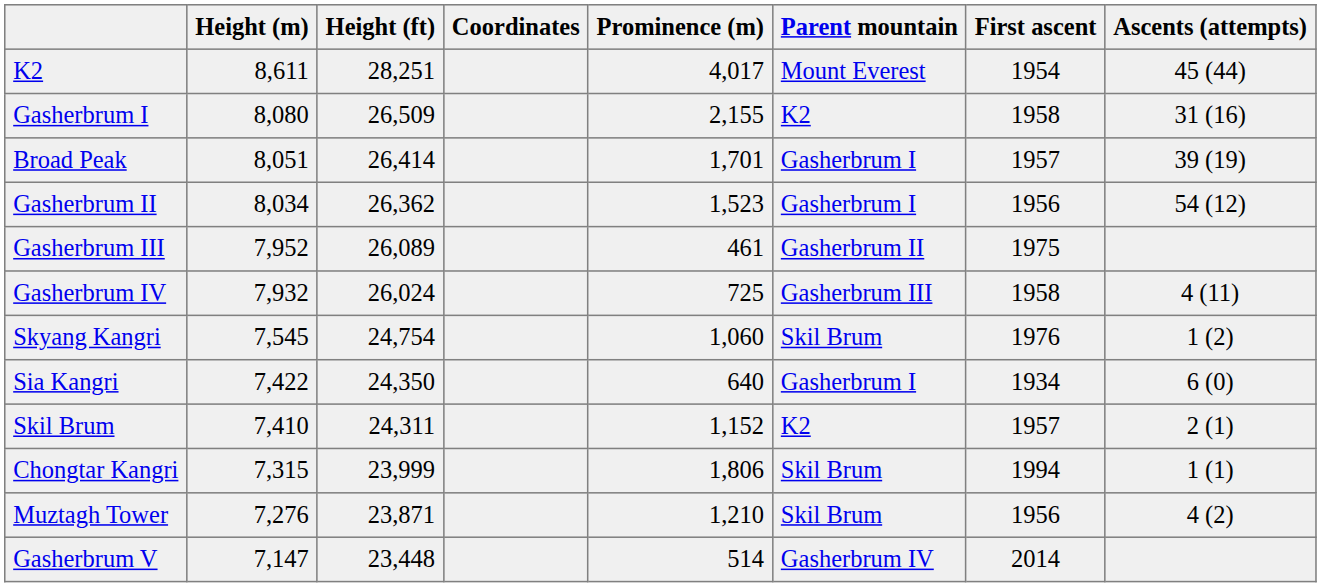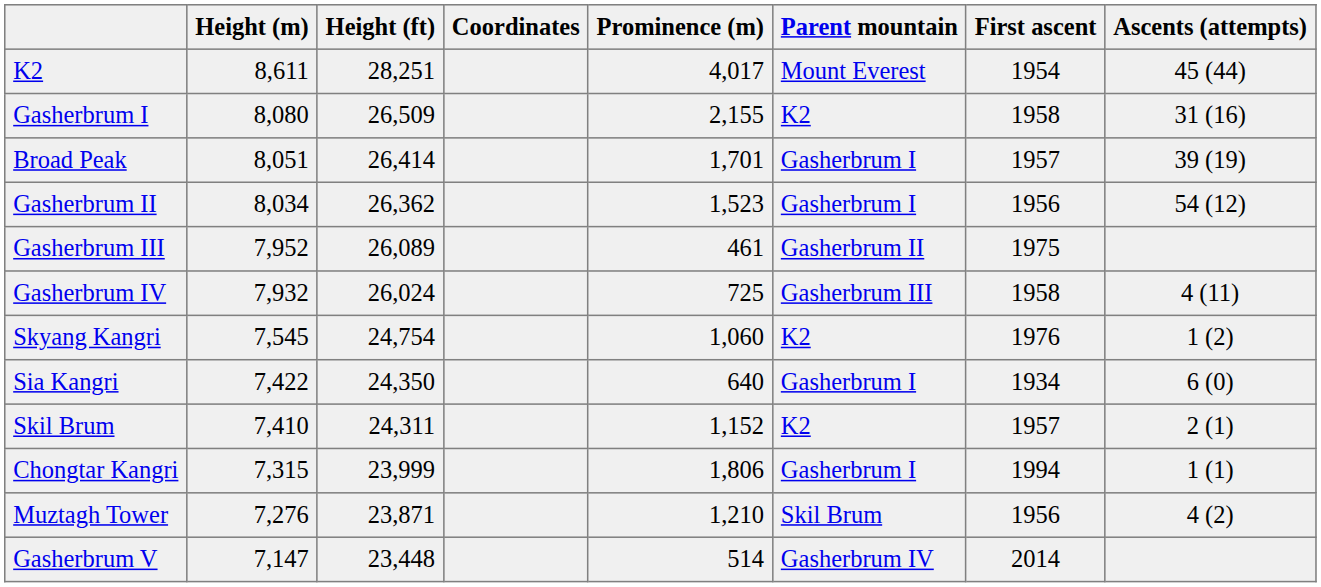(832, 337) Skil Brum -> (796, 337) K2
(832, 470) Skil Brum -> (848, 470) Gasherbrum I
